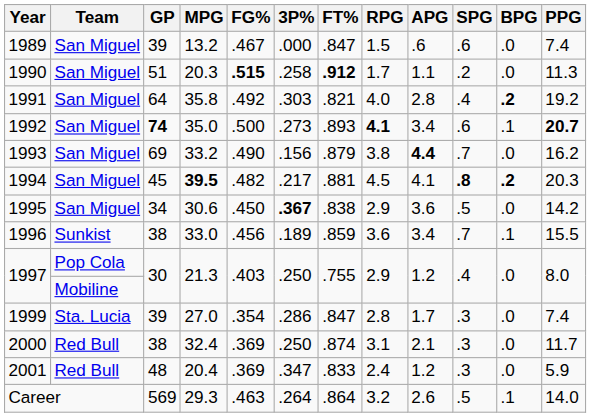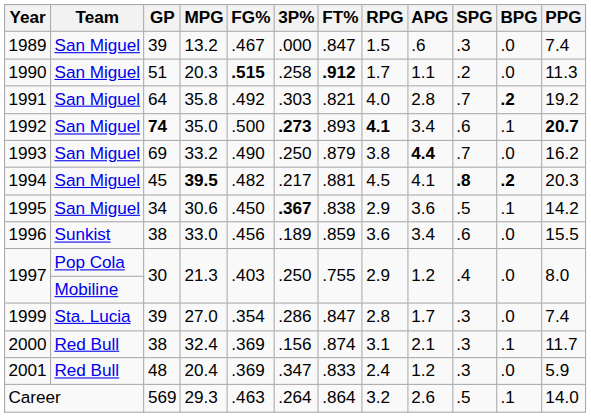(463, 45) .6 -> (463, 45) .3
(463, 99) .4 -> (463, 99) .7
(295, 126) normal -> (295, 126) bold
(295, 153) .156 -> (295, 153) .250
(508, 208) .0 -> (508, 208) .1
(463, 235) .7 -> (463, 235) .6
(508, 235) .1 -> (508, 235) .0
(295, 343) .250 -> (295, 343) .156
(508, 343) .0 -> (508, 343) .1
